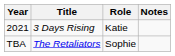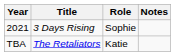(116, 28) Katie -> (121, 28) Sophie
(121, 43) Sophie -> (116, 43) Katie
